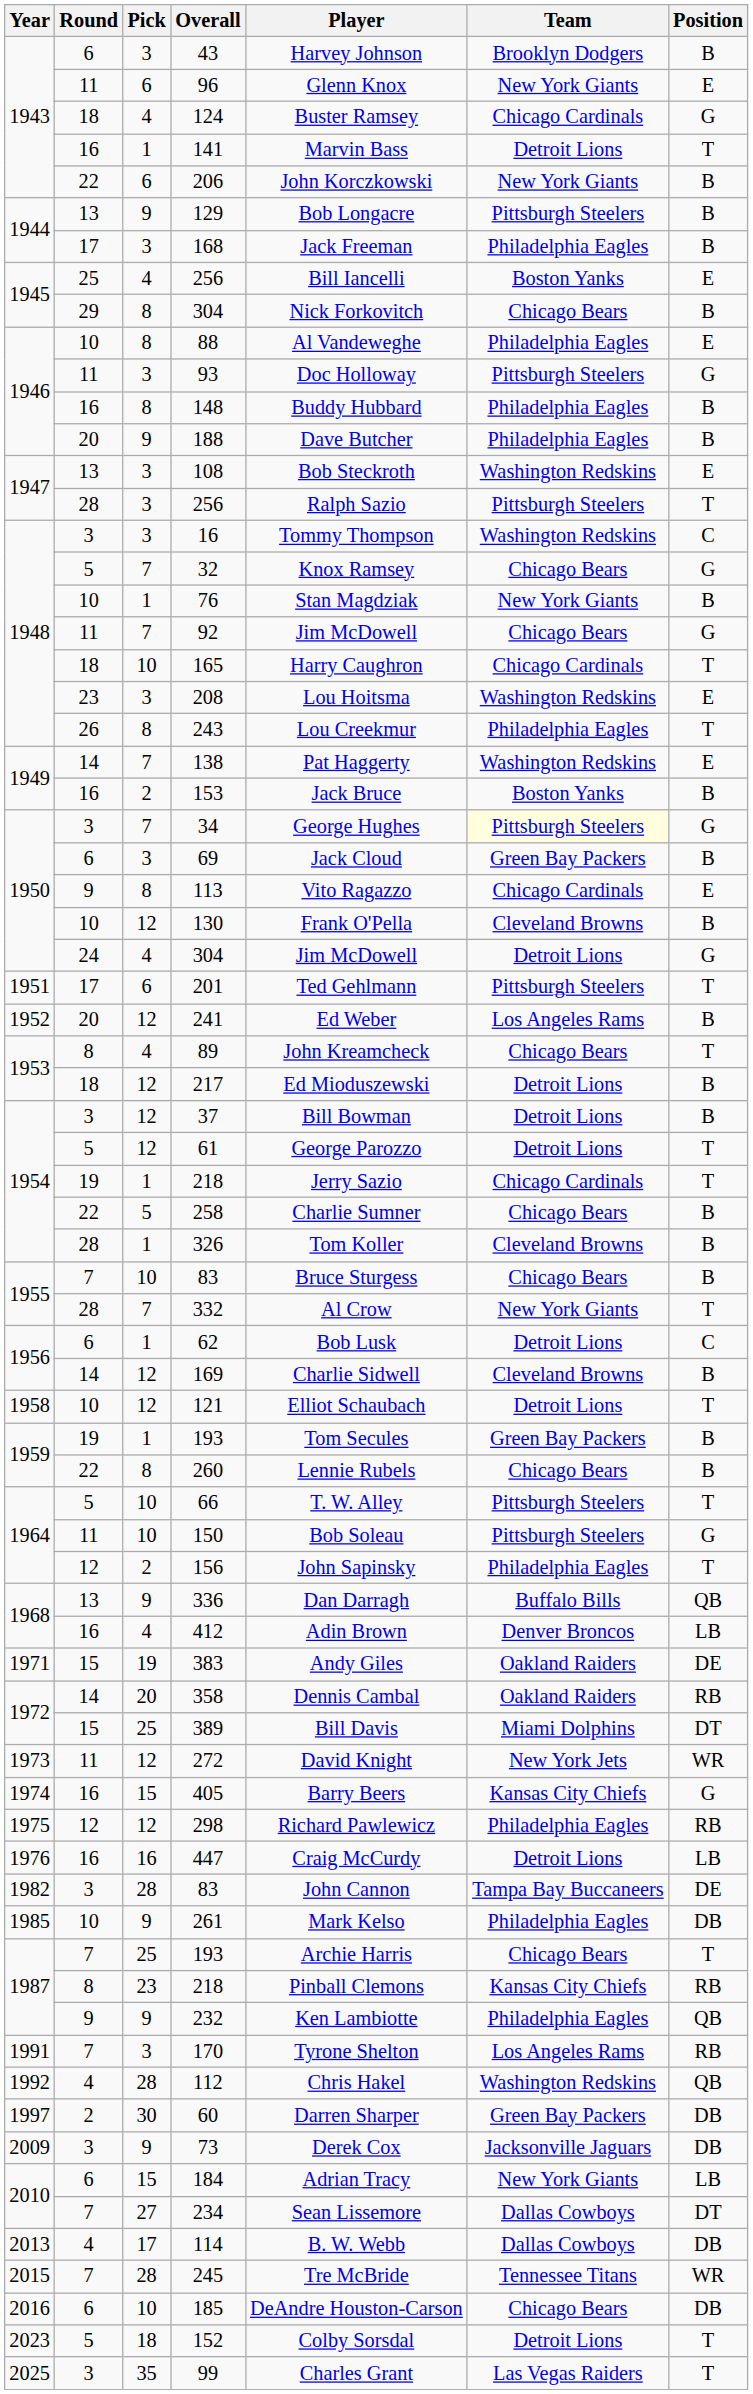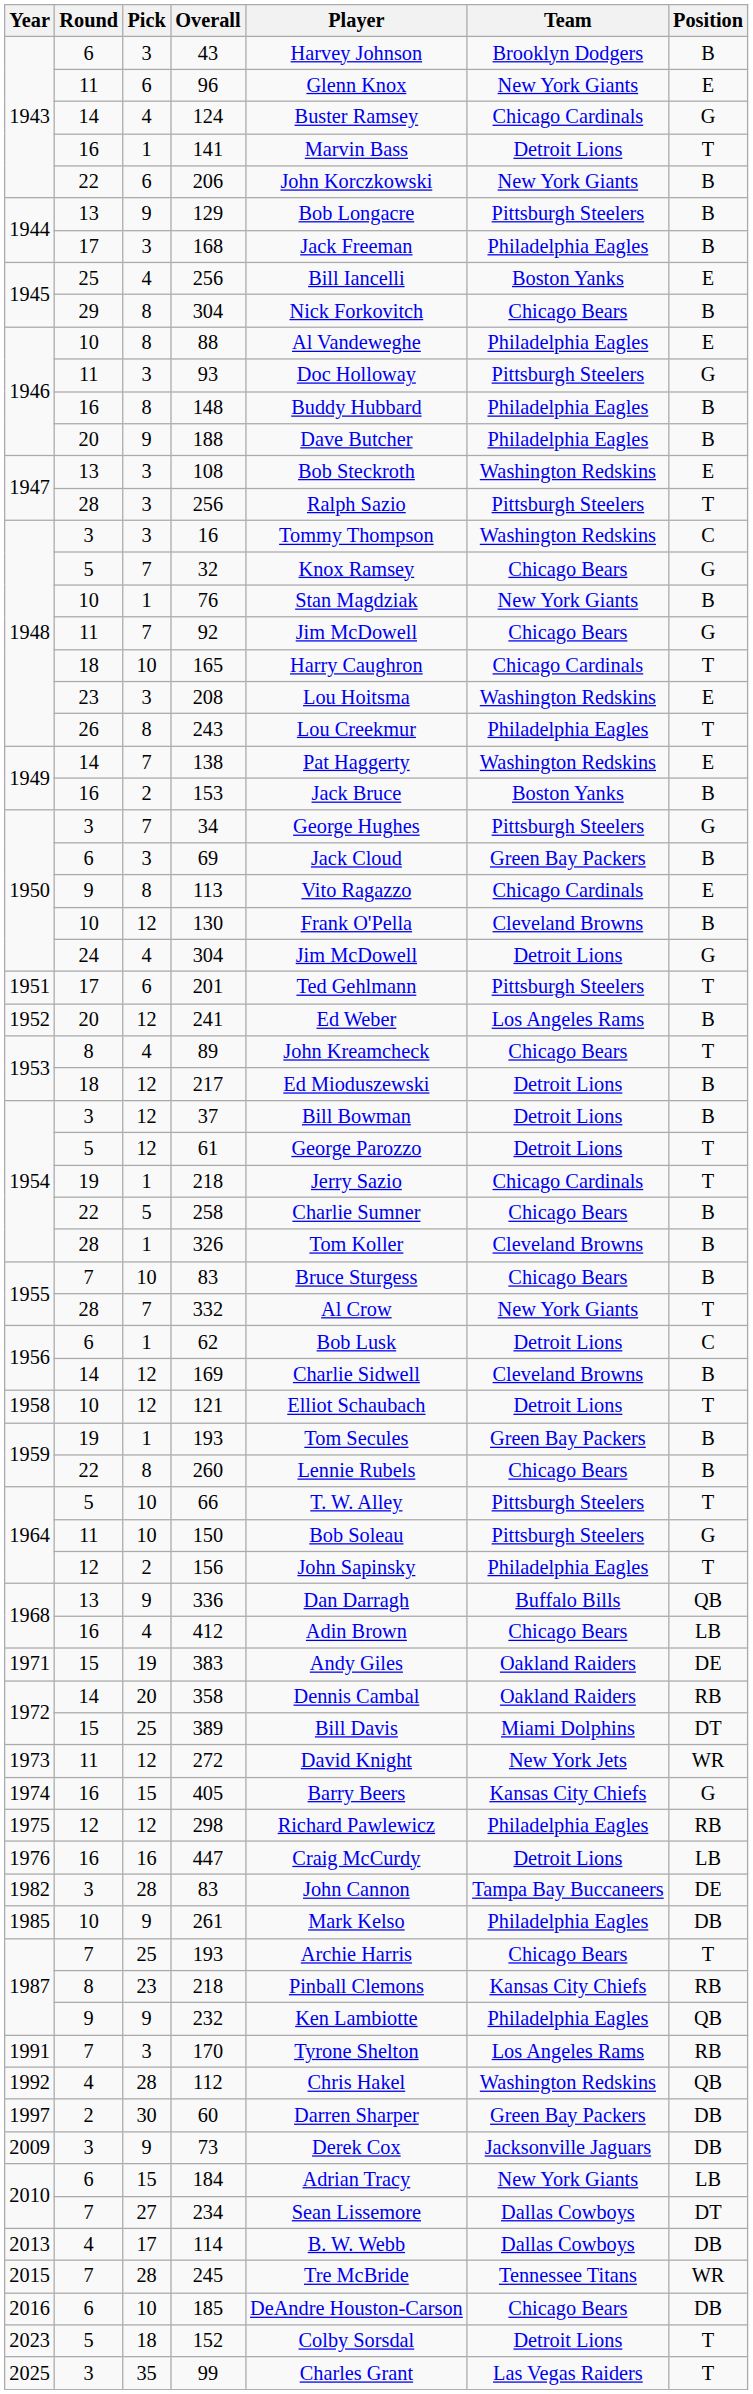(89, 117) 18 -> (89, 117) 14
(568, 826) lightyellow background -> (568, 826) no background
(568, 1631) Denver Broncos -> (568, 1631) Chicago Bears
